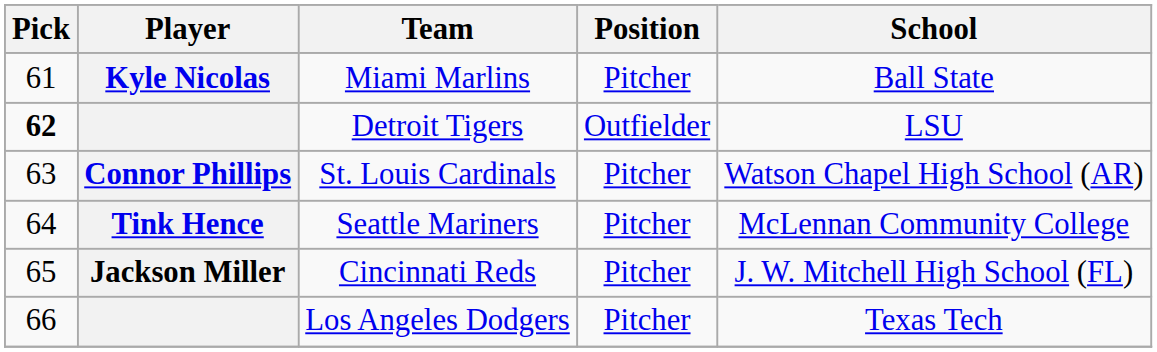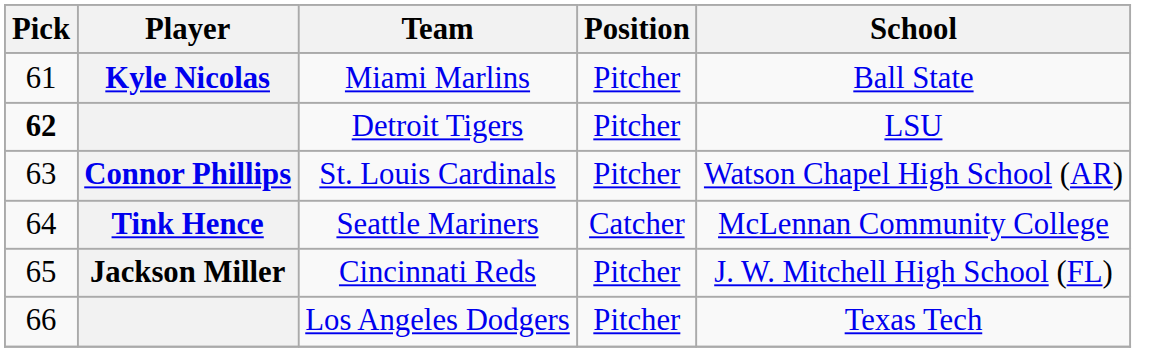(647, 126) Outfielder -> (637, 126) Pitcher
(647, 223) Pitcher -> (637, 223) Catcher
